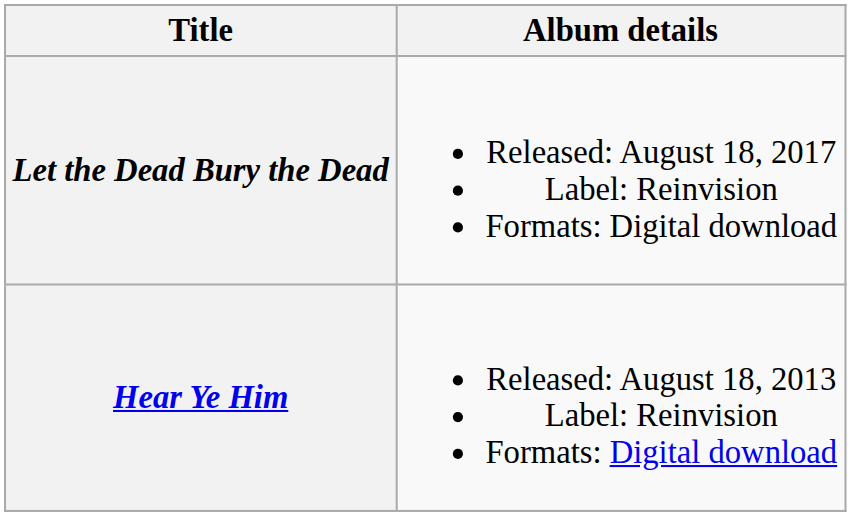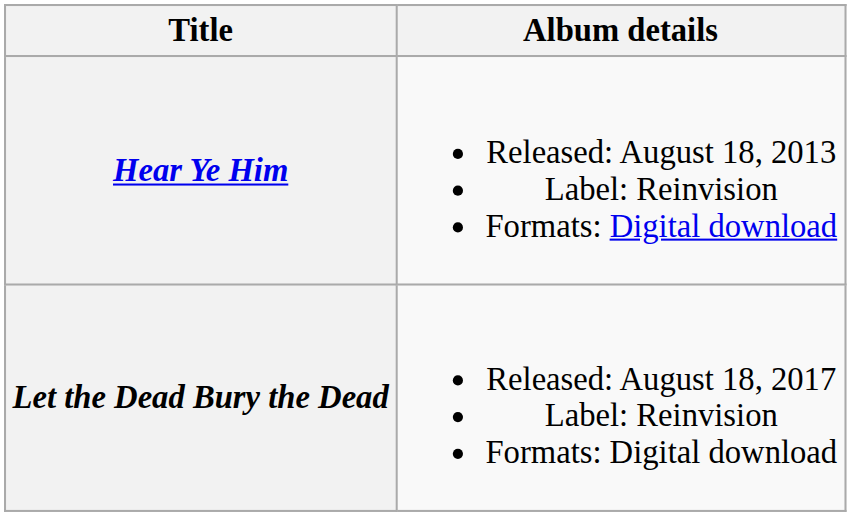rows swapped: (201, 397) <-> (201, 169)
